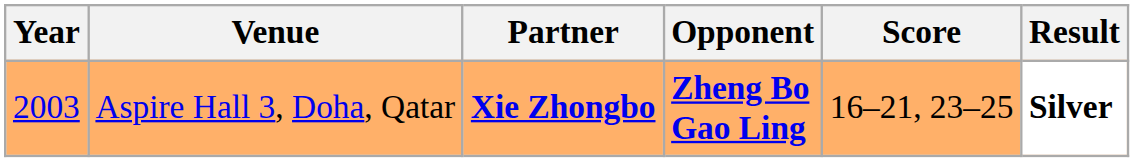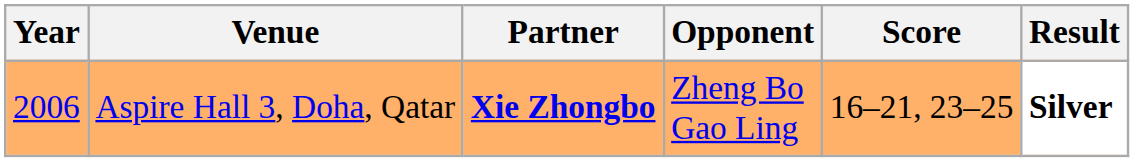(46, 107) 2003 -> (46, 107) 2006
(740, 107) bold -> (737, 107) normal
